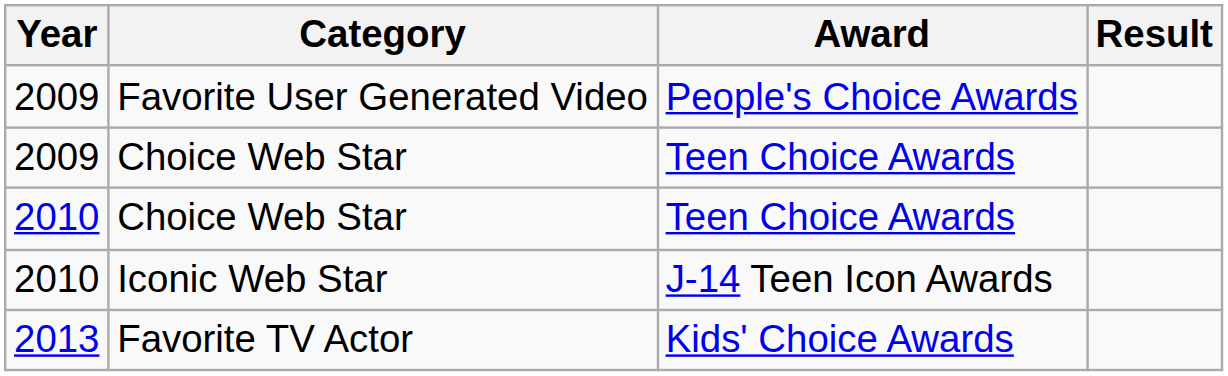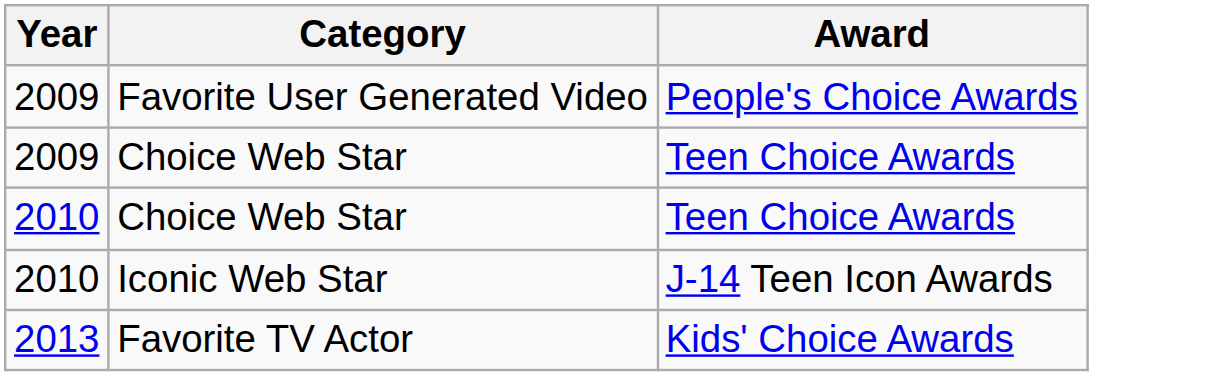- column: (1154, 34)
